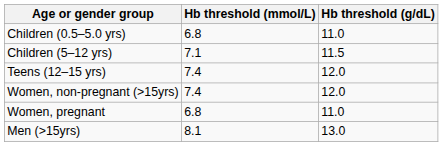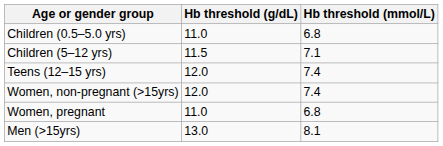columns swapped: (378, 14) <-> (250, 14)
